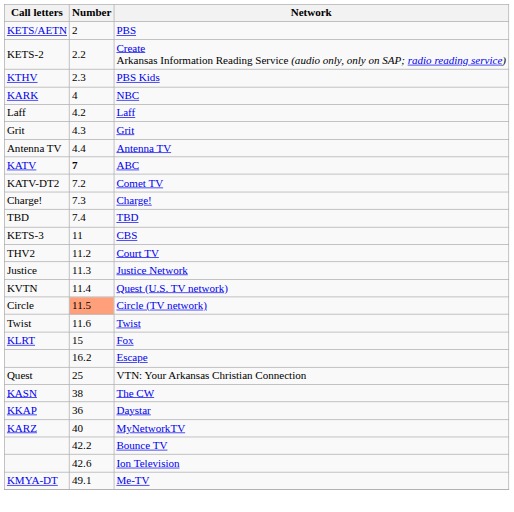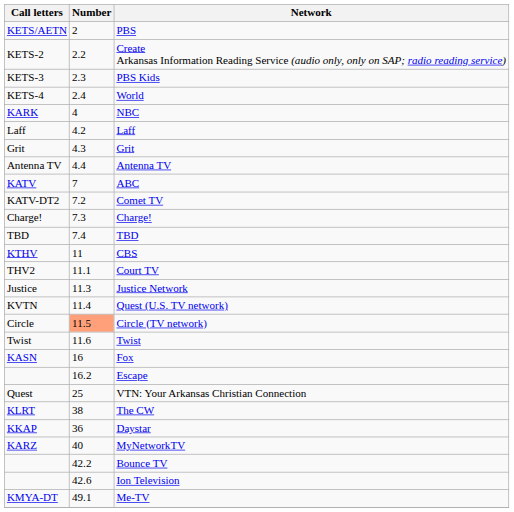(22, 78) KTHV -> (25, 78) KETS-3
+ row: (130, 95)
(75, 165) bold -> (75, 183) normal
(25, 235) KETS-3 -> (22, 253) KTHV
(82, 253) 11.2 -> (82, 270) 11.1
(21, 340) KLRT -> (22, 358) KASN
(78, 340) 15 -> (78, 358) 16
(22, 393) KASN -> (21, 410) KLRT
